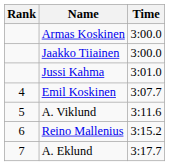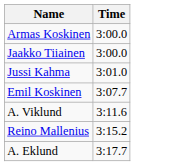- column: (22, 14)
